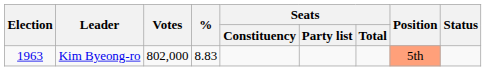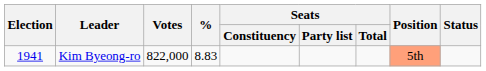(30, 55) 1963 -> (30, 55) 1941
(167, 55) 802,000 -> (167, 55) 822,000
